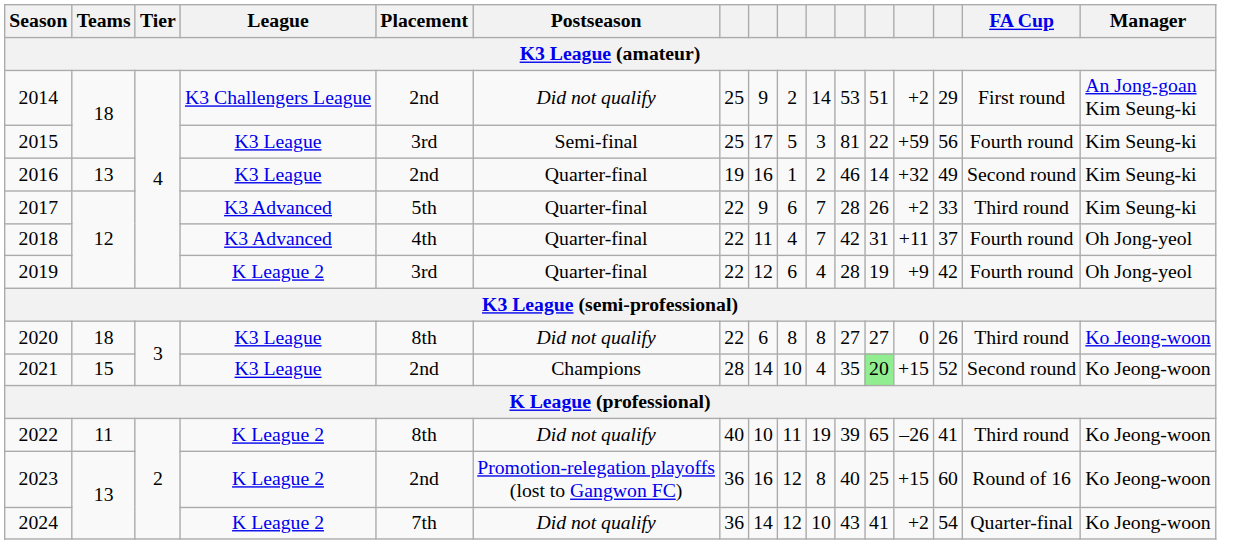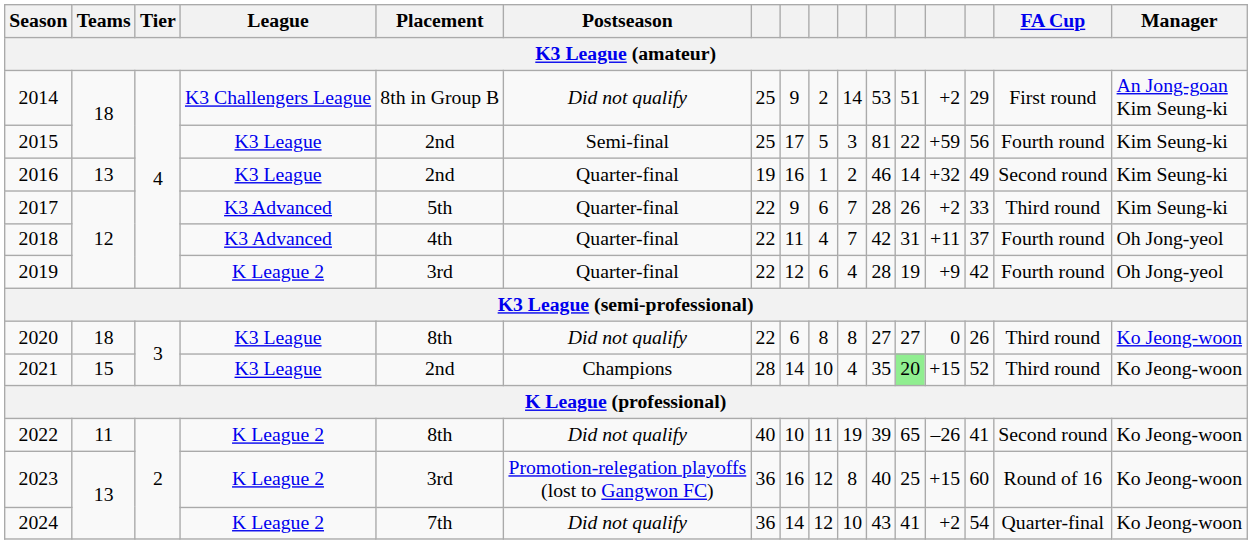(424, 97) 2nd -> (440, 97) 8th in Group B
(424, 142) 3rd -> (440, 142) 2nd
(1022, 369) Second round -> (1053, 369) Third round
(1022, 434) Third round -> (1053, 434) Second round
(424, 479) 2nd -> (440, 479) 3rd
